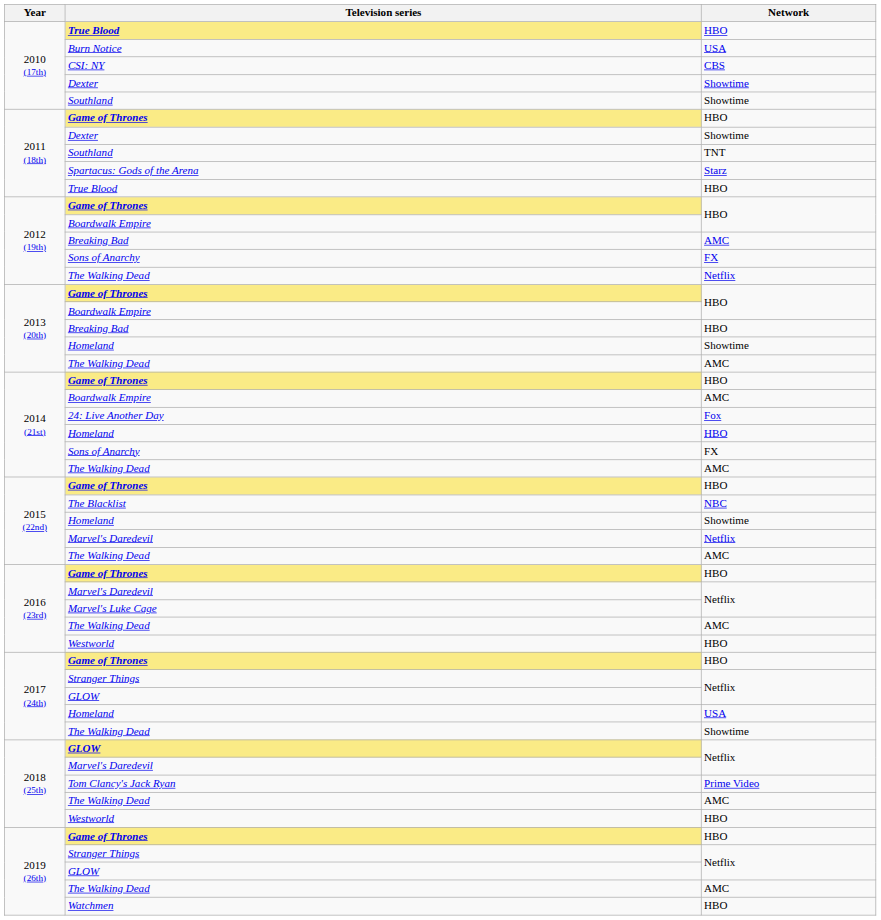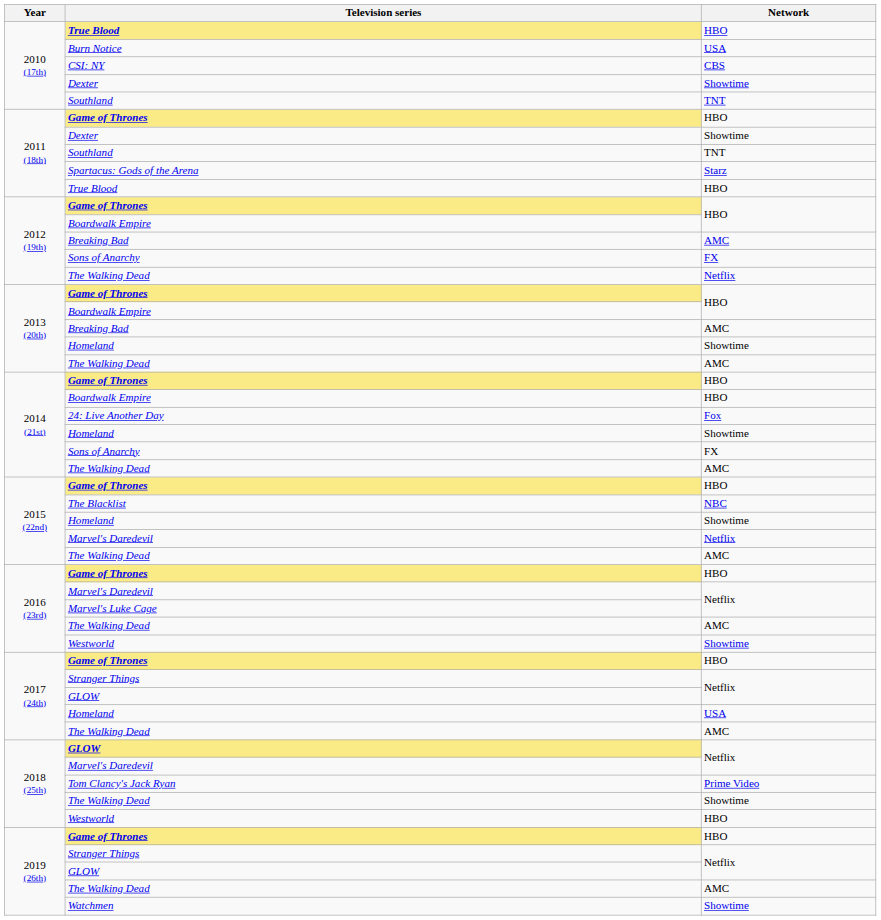(726, 100) Showtime -> (715, 100) TNT
(716, 328) HBO -> (717, 328) AMC
(717, 398) AMC -> (716, 398) HBO
(716, 433) HBO -> (726, 433) Showtime
(716, 643) HBO -> (726, 643) Showtime
(726, 731) Showtime -> (717, 731) AMC
(717, 801) AMC -> (726, 801) Showtime
(716, 906) HBO -> (726, 906) Showtime
